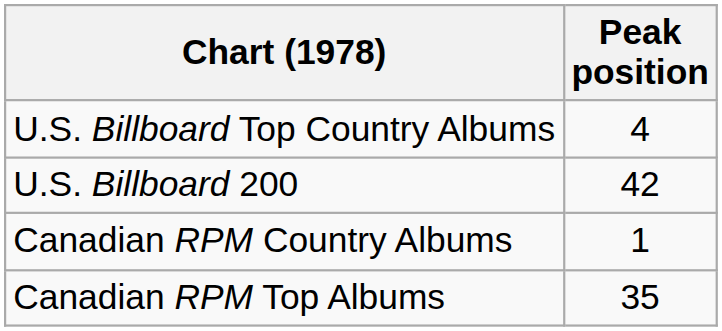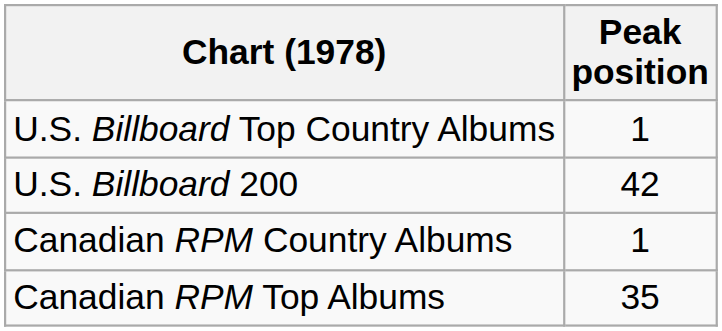(640, 128) 4 -> (640, 128) 1
